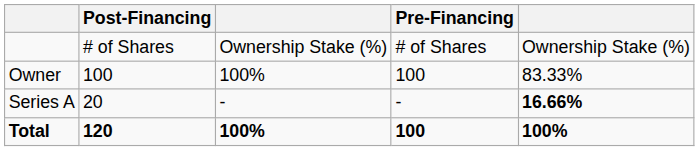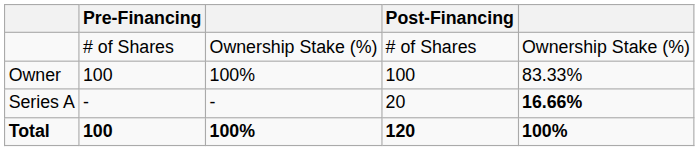columns swapped: (455, 18) <-> (147, 18)
